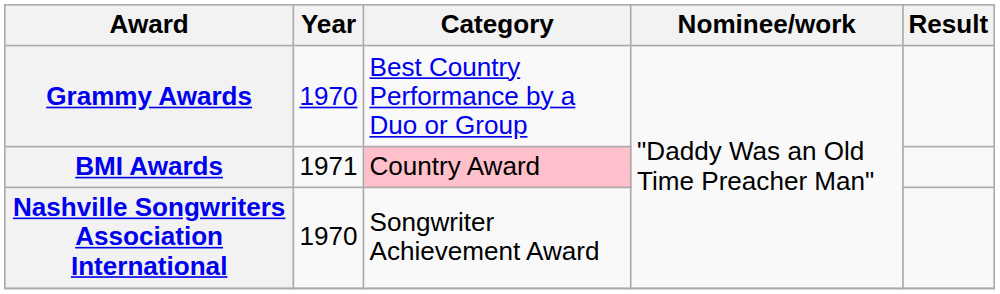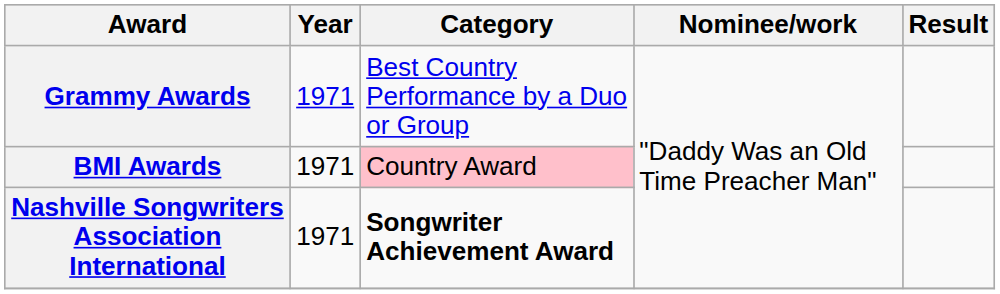(328, 95) 1970 -> (325, 95) 1971
(328, 237) 1970 -> (325, 237) 1971
(485, 237) normal -> (490, 237) bold
